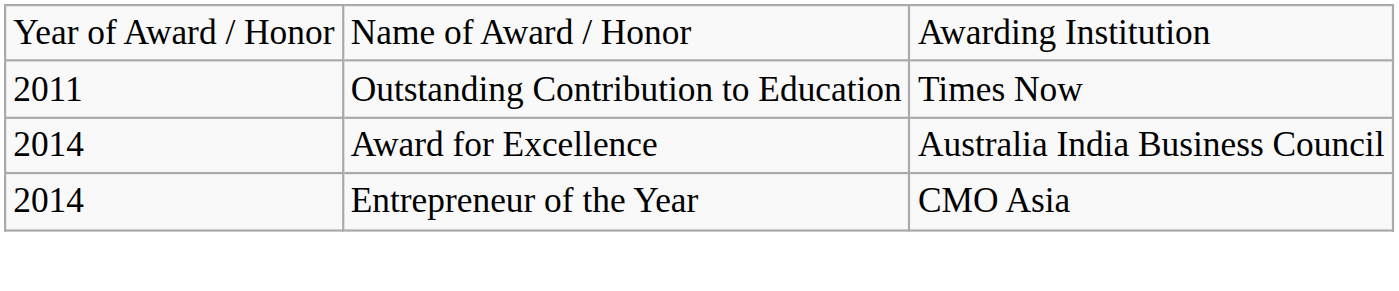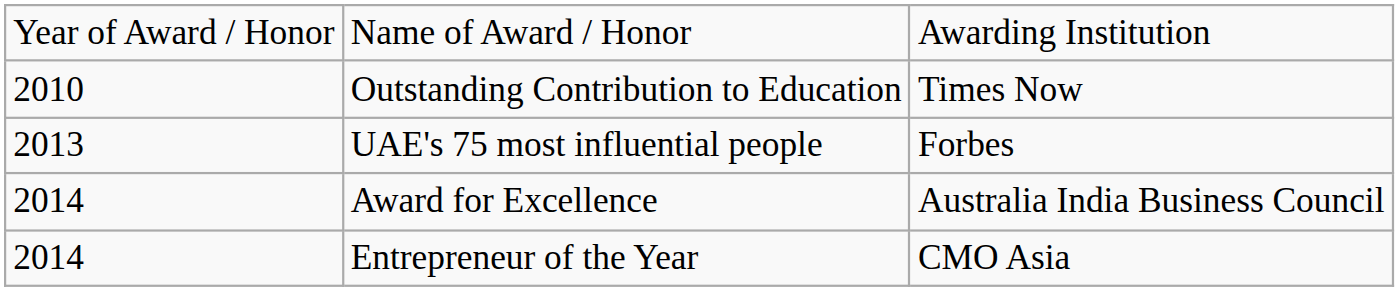(48, 88) 2011 -> (49, 88) 2010
+ row: (587, 144)
